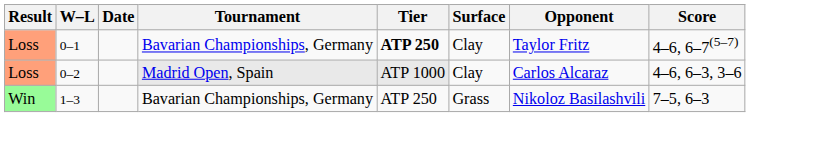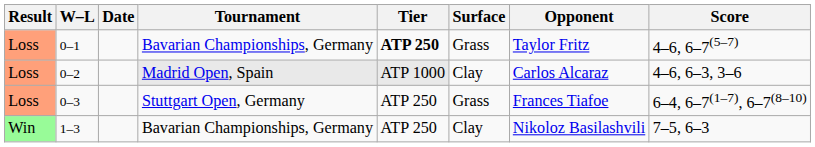(468, 45) Clay -> (471, 45) Grass
+ row: (70, 101)
(471, 98) Grass -> (468, 128) Clay
